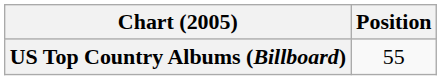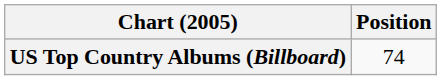(394, 56) 55 -> (394, 56) 74
